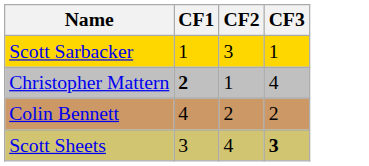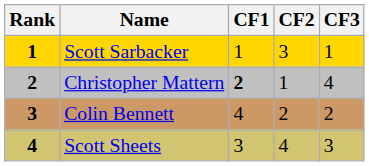+ column: (32, 20)
(274, 144) bold -> (329, 144) normal
